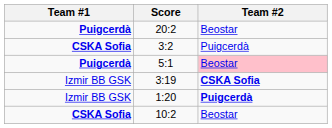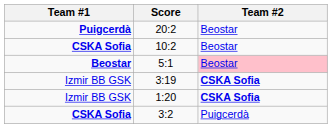rows swapped: (166, 47) <-> (166, 115)
(105, 64) Puigcerdà -> (111, 64) Beostar
(227, 98) Puigcerdà -> (230, 98) CSKA Sofia
